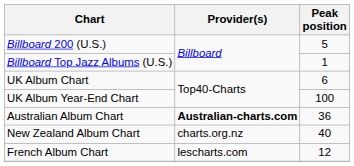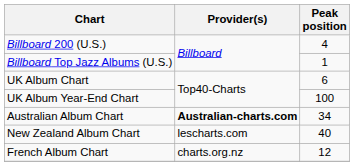(325, 44) 5 -> (325, 44) 4
(325, 116) 36 -> (325, 116) 34
(210, 134) charts.org.nz -> (212, 134) lescharts.com
(212, 152) lescharts.com -> (210, 152) charts.org.nz
